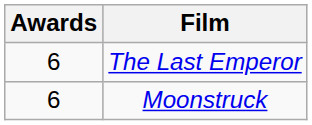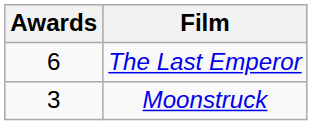(54, 100) 6 -> (54, 100) 3
